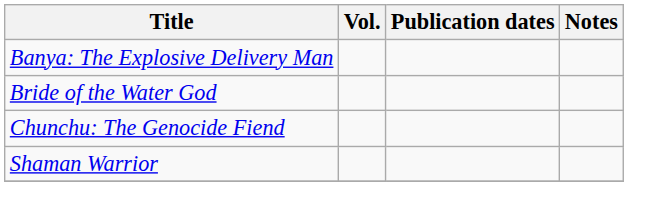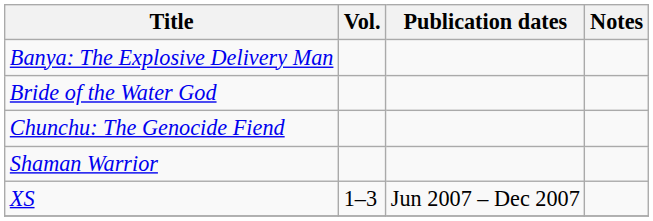+ row: (22, 198)
